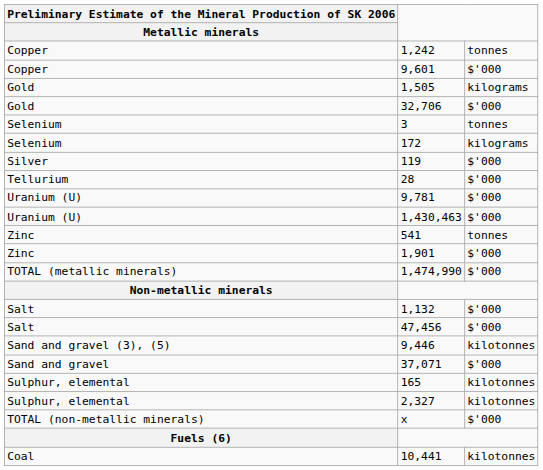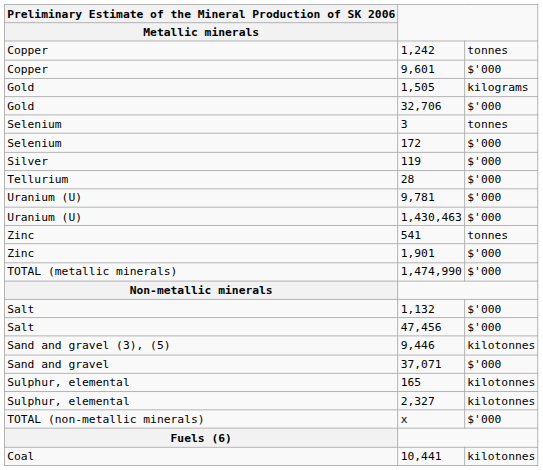(498, 143) kilograms -> (484, 143) $'000
